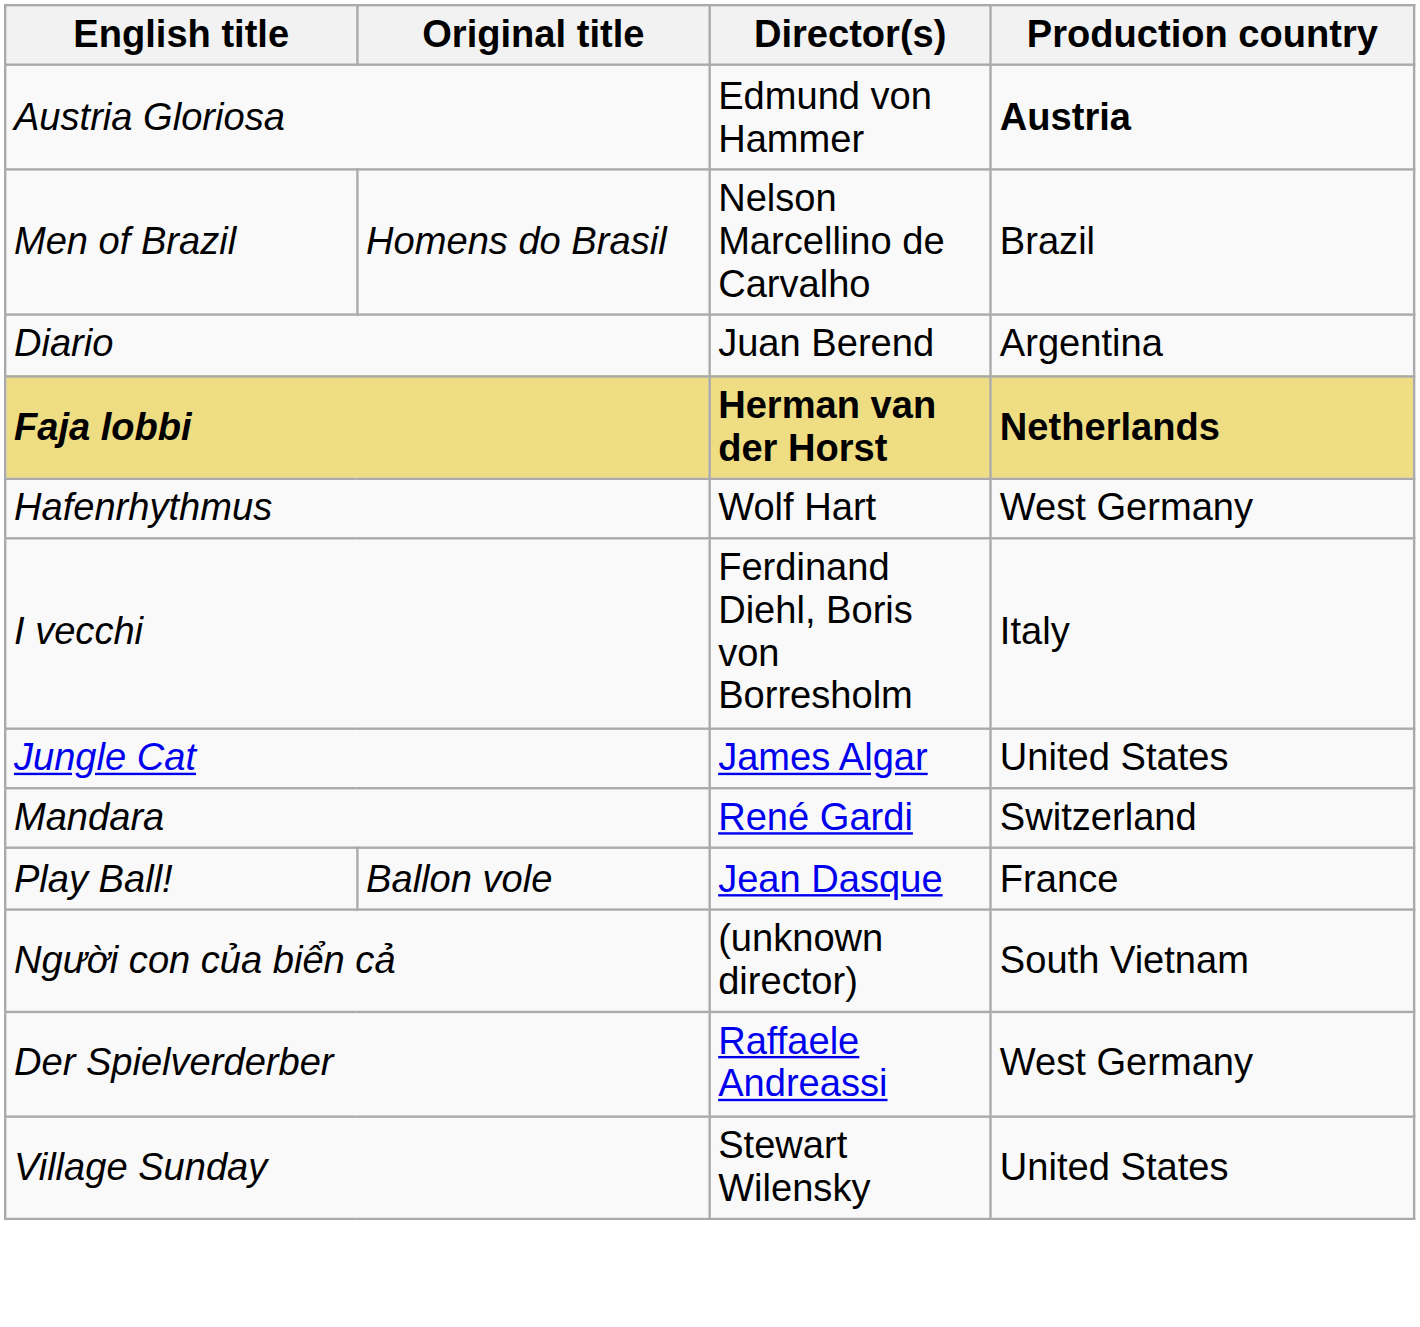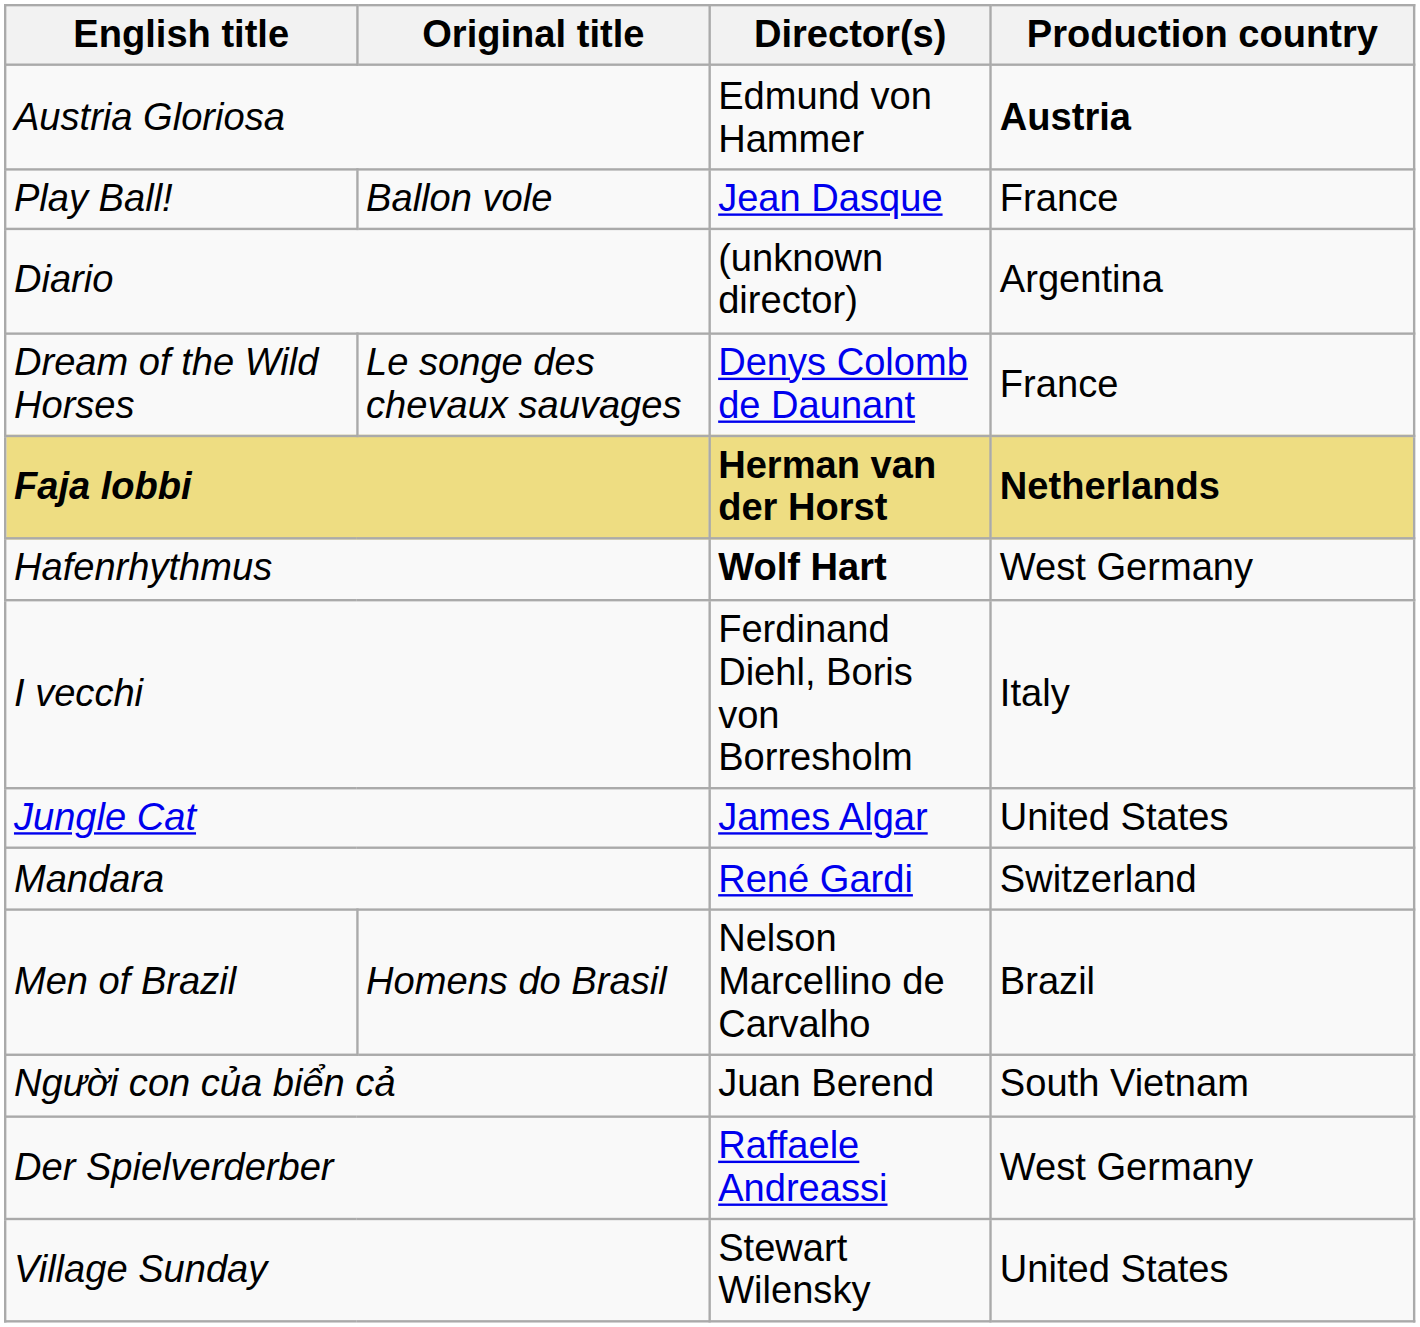rows swapped: (93, 878) <-> (125, 241)
(826, 344) Juan Berend -> (801, 280) (unknown director)
+ row: (166, 383)
(797, 508) normal -> (802, 568) bold
(801, 959) (unknown director) -> (826, 1084) Juan Berend
